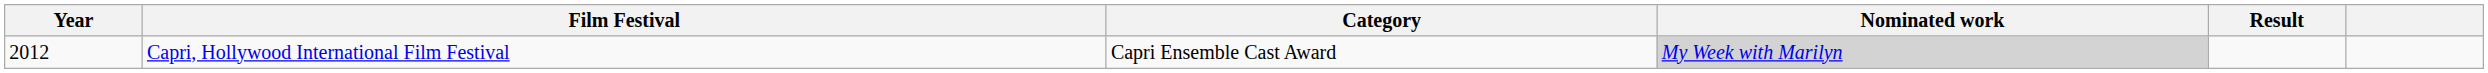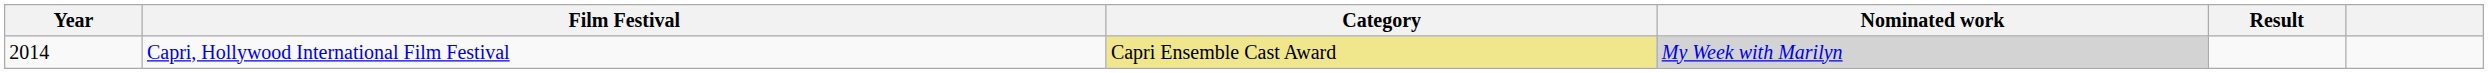(29, 52) 2012 -> (29, 52) 2014
(1224, 52) no background -> (1224, 52) khaki background
